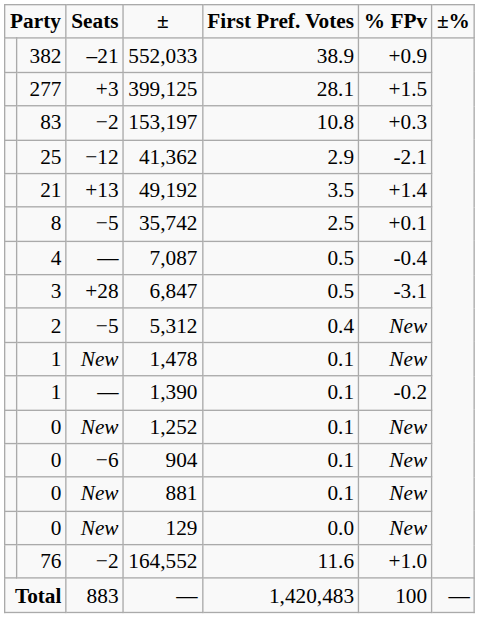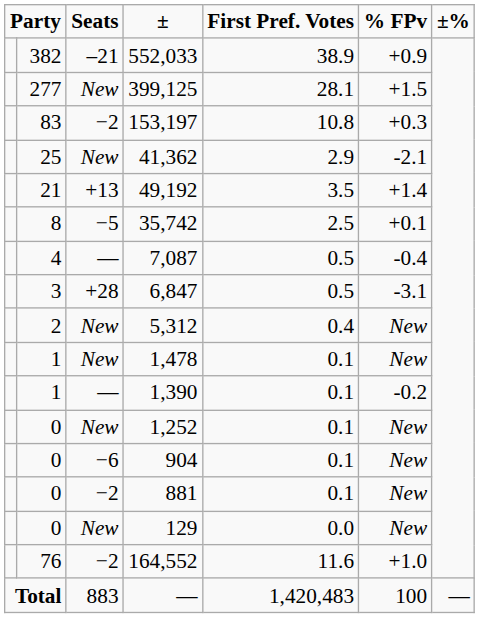(107, 88) +3 -> (100, 88) New
(102, 156) −12 -> (100, 156) New
(107, 325) −5 -> (100, 325) New
(100, 493) New -> (107, 493) −2
